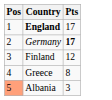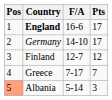+ column: (77, 12)
(70, 42) bold -> (97, 42) normal
(68, 73) 8 -> (95, 73) 7
